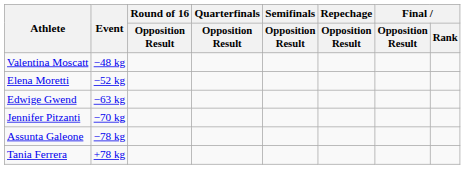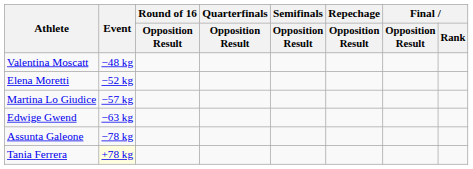+ row: (52, 99)
- row: (44, 118)
(109, 155) no background -> (117, 155) lightyellow background
